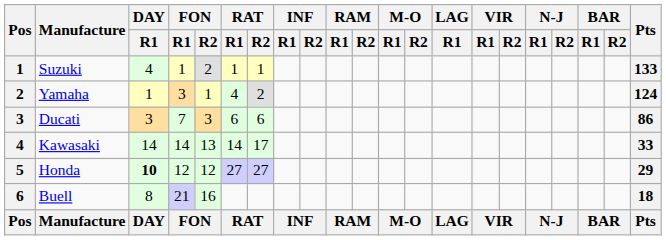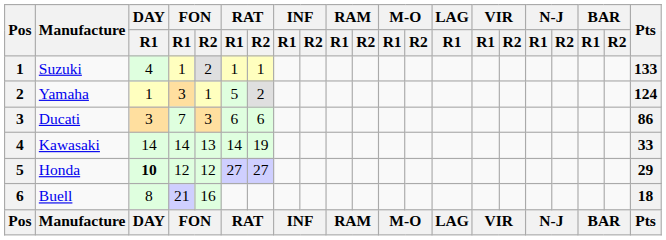(234, 93) 4 -> (234, 93) 5
(261, 144) 17 -> (261, 144) 19
